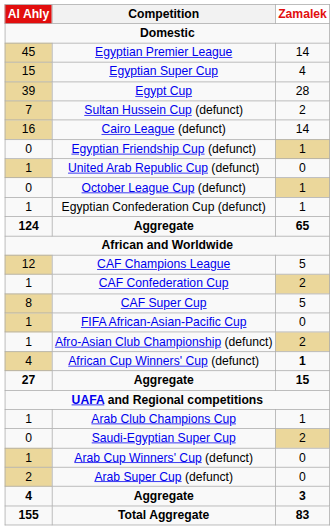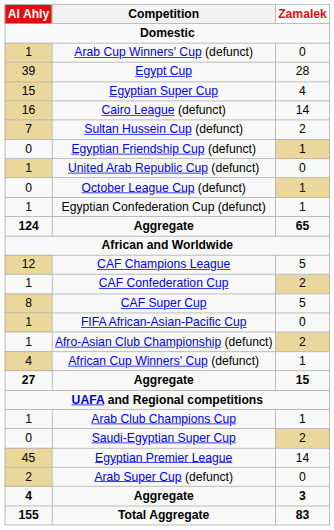rows swapped: (29, 52) <-> (29, 457)
rows swapped: (29, 91) <-> (29, 71)
rows swapped: (29, 110) <-> (29, 129)
(302, 361) bold -> (302, 361) normal
